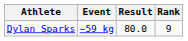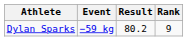(136, 28) 80.0 -> (136, 28) 80.2
